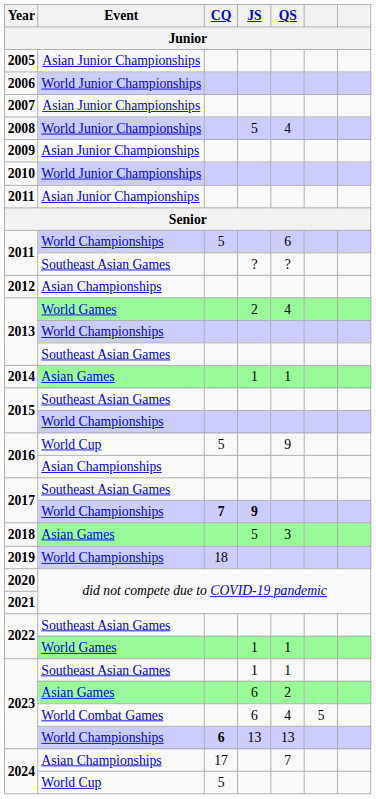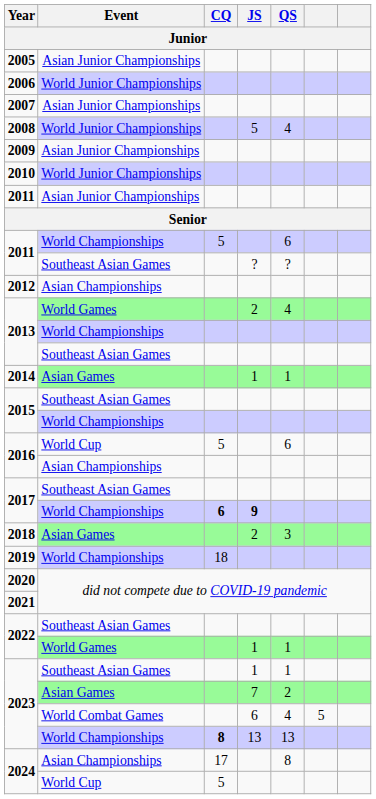(288, 444) 9 -> (288, 444) 6
(221, 512) 7 -> (221, 512) 6
(254, 534) 5 -> (254, 534) 2
(254, 692) 6 -> (254, 692) 7
(221, 737) 6 -> (221, 737) 8
(288, 760) 7 -> (288, 760) 8
